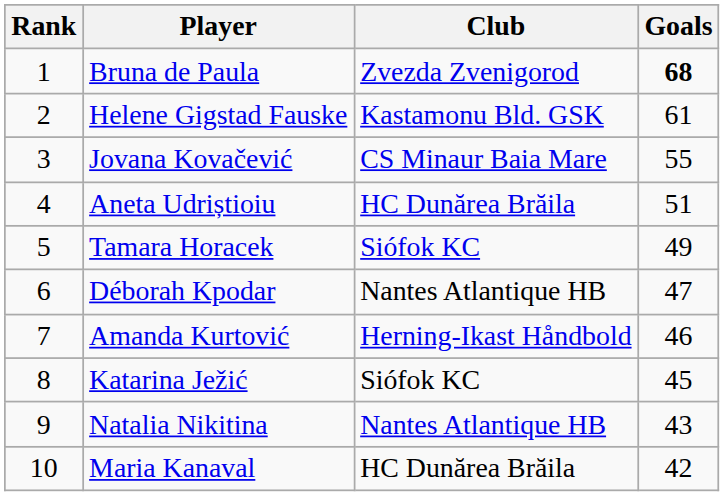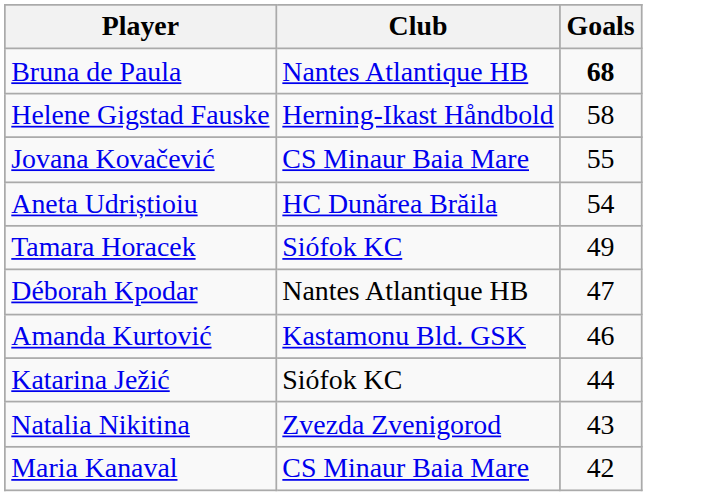- column: (44, 26)
(470, 70) Zvezda Zvenigorod -> (405, 70) Nantes Atlantique HB
(482, 114) Kastamonu Bld. GSK -> (418, 114) Herning-Ikast Håndbold
(678, 114) 61 -> (601, 114) 58
(678, 203) 51 -> (601, 203) 54
(496, 335) Herning-Ikast Håndbold -> (404, 335) Kastamonu Bld. GSK
(678, 379) 45 -> (601, 379) 44
(483, 423) Nantes Atlantique HB -> (392, 423) Zvezda Zvenigorod
(468, 468) HC Dunărea Brăila -> (406, 468) CS Minaur Baia Mare
